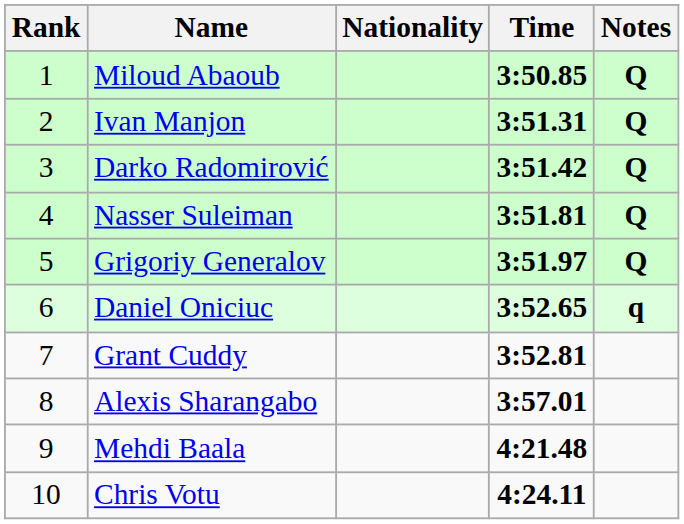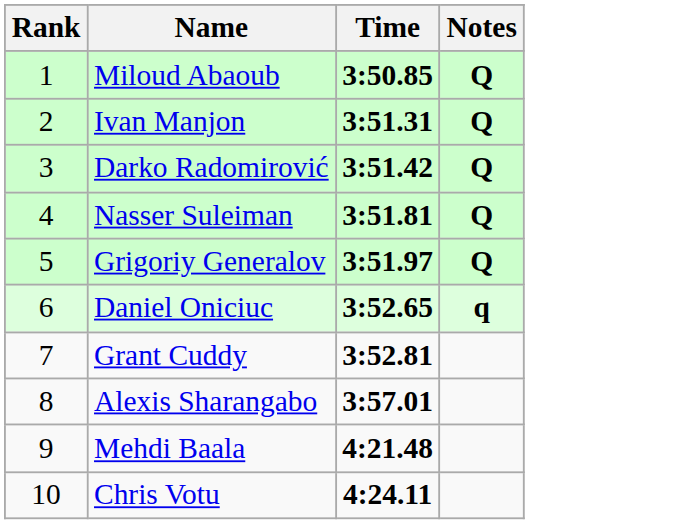- column: (413, 27)
